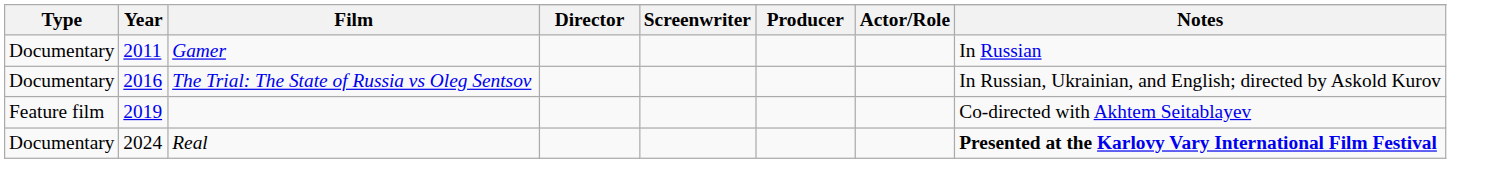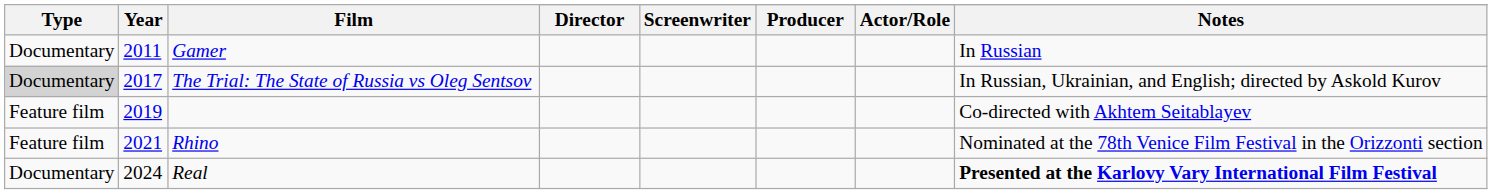(62, 81) no background -> (62, 81) lightgrey background
(143, 81) 2016 -> (143, 81) 2017
+ row: (195, 142)
